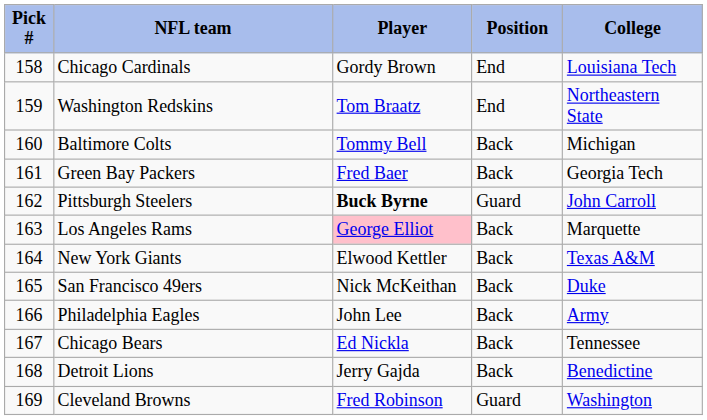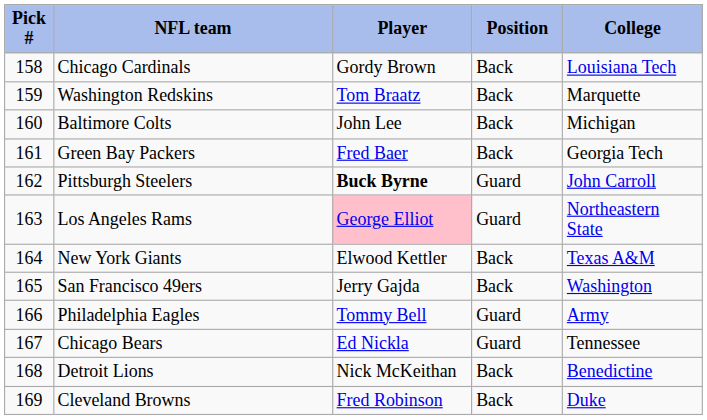(491, 67) End -> (495, 67) Back
(491, 105) End -> (495, 95) Back
(613, 105) Northeastern State -> (604, 95) Marquette
(382, 144) Tommy Bell -> (369, 124) John Lee
(495, 229) Back -> (499, 219) Guard
(604, 229) Marquette -> (613, 219) Northeastern State
(397, 286) Nick McKeithan -> (378, 286) Jerry Gajda
(586, 286) Duke -> (609, 286) Washington
(369, 314) John Lee -> (382, 314) Tommy Bell
(495, 314) Back -> (499, 314) Guard
(495, 343) Back -> (499, 343) Guard
(378, 371) Jerry Gajda -> (397, 371) Nick McKeithan
(499, 400) Guard -> (495, 400) Back
(609, 400) Washington -> (586, 400) Duke
